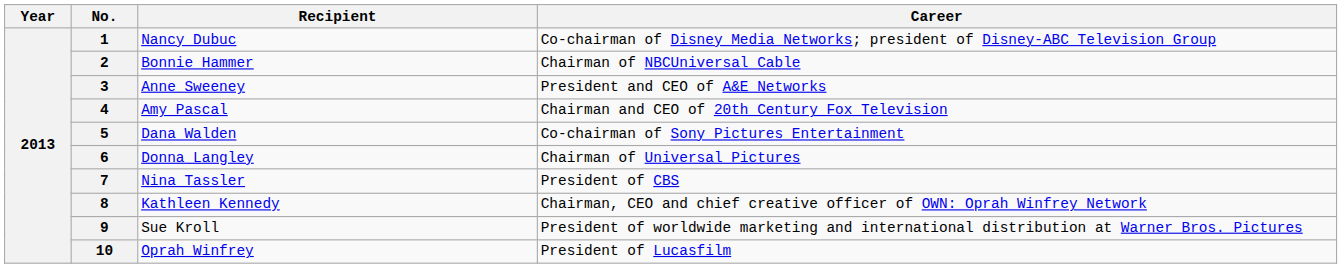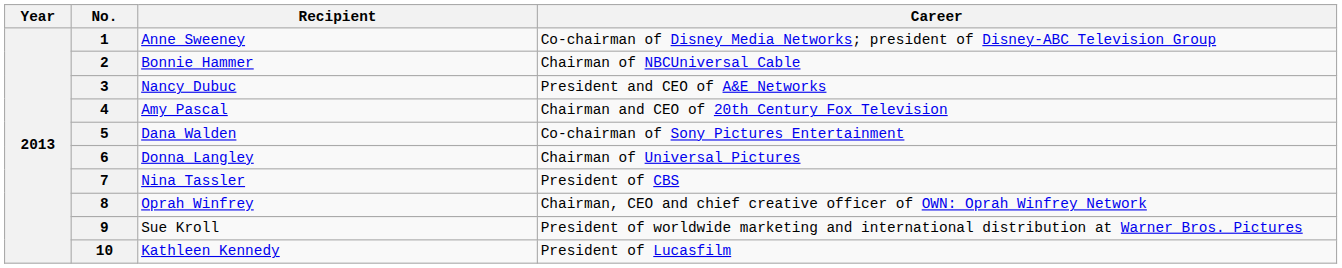(189, 40) Nancy Dubuc -> (193, 40) Anne Sweeney
(193, 87) Anne Sweeney -> (189, 87) Nancy Dubuc
(210, 204) Kathleen Kennedy -> (197, 204) Oprah Winfrey
(197, 251) Oprah Winfrey -> (210, 251) Kathleen Kennedy
